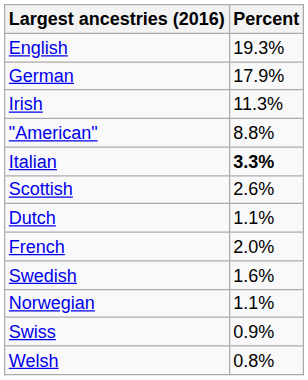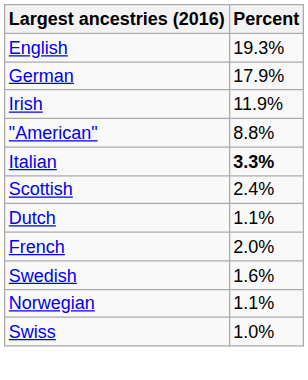(258, 105) 11.3% -> (258, 105) 11.9%
(254, 190) 2.6% -> (254, 190) 2.4%
(254, 332) 0.9% -> (254, 332) 1.0%
- row: (34, 360)
